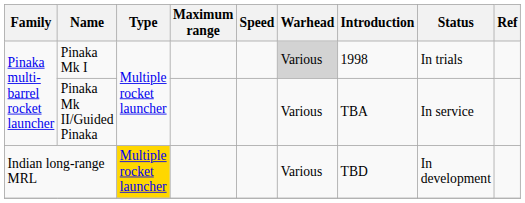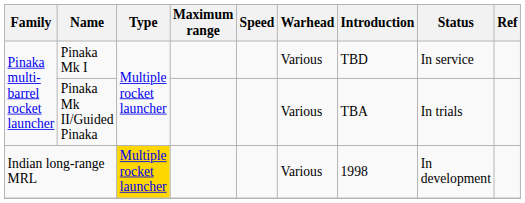(301, 59) lightgrey background -> (301, 59) no background
(354, 59) 1998 -> (354, 59) TBD
(442, 59) In trials -> (447, 59) In service
(447, 111) In service -> (442, 111) In trials
(354, 171) TBD -> (354, 171) 1998
